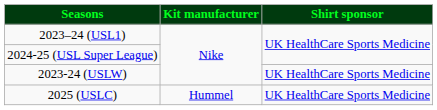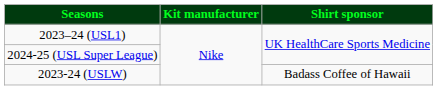(347, 74) UK HealthCare Sports Medicine -> (347, 74) Badass Coffee of Hawaii
- row: (82, 94)
